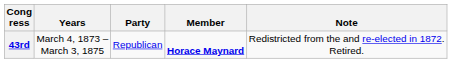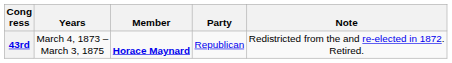columns swapped: (206, 23) <-> (138, 23)
